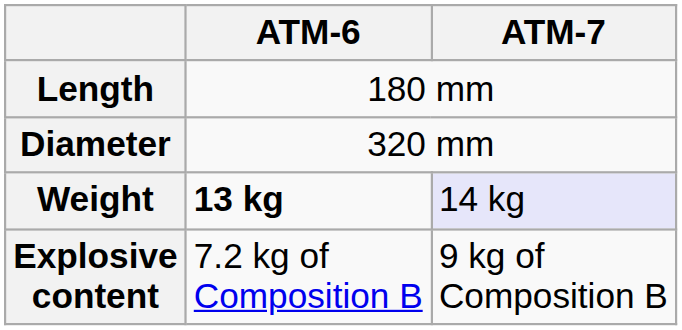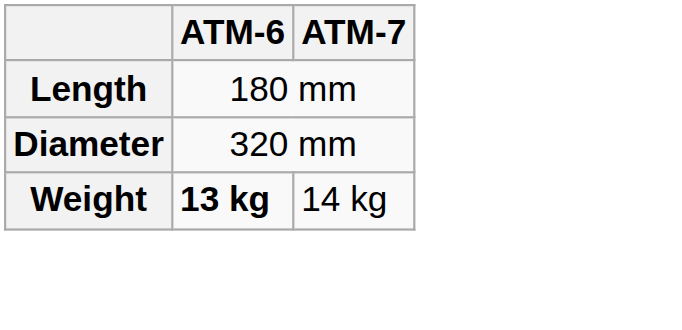(482, 199) lavender background -> (344, 199) no background
- row: (95, 275)
